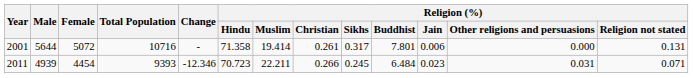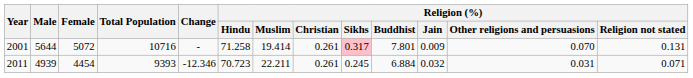(236, 47) 71.358 -> (236, 47) 71.258
(357, 47) no background -> (357, 47) pink background
(432, 47) 0.006 -> (432, 47) 0.009
(583, 47) 0.000 -> (583, 47) 0.070
(327, 64) 0.266 -> (327, 64) 0.261
(403, 64) 6.484 -> (403, 64) 6.884
(432, 64) 0.023 -> (432, 64) 0.032
